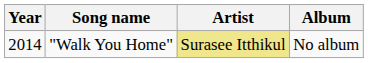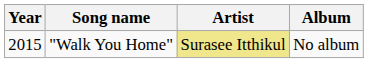(25, 44) 2014 -> (25, 44) 2015
